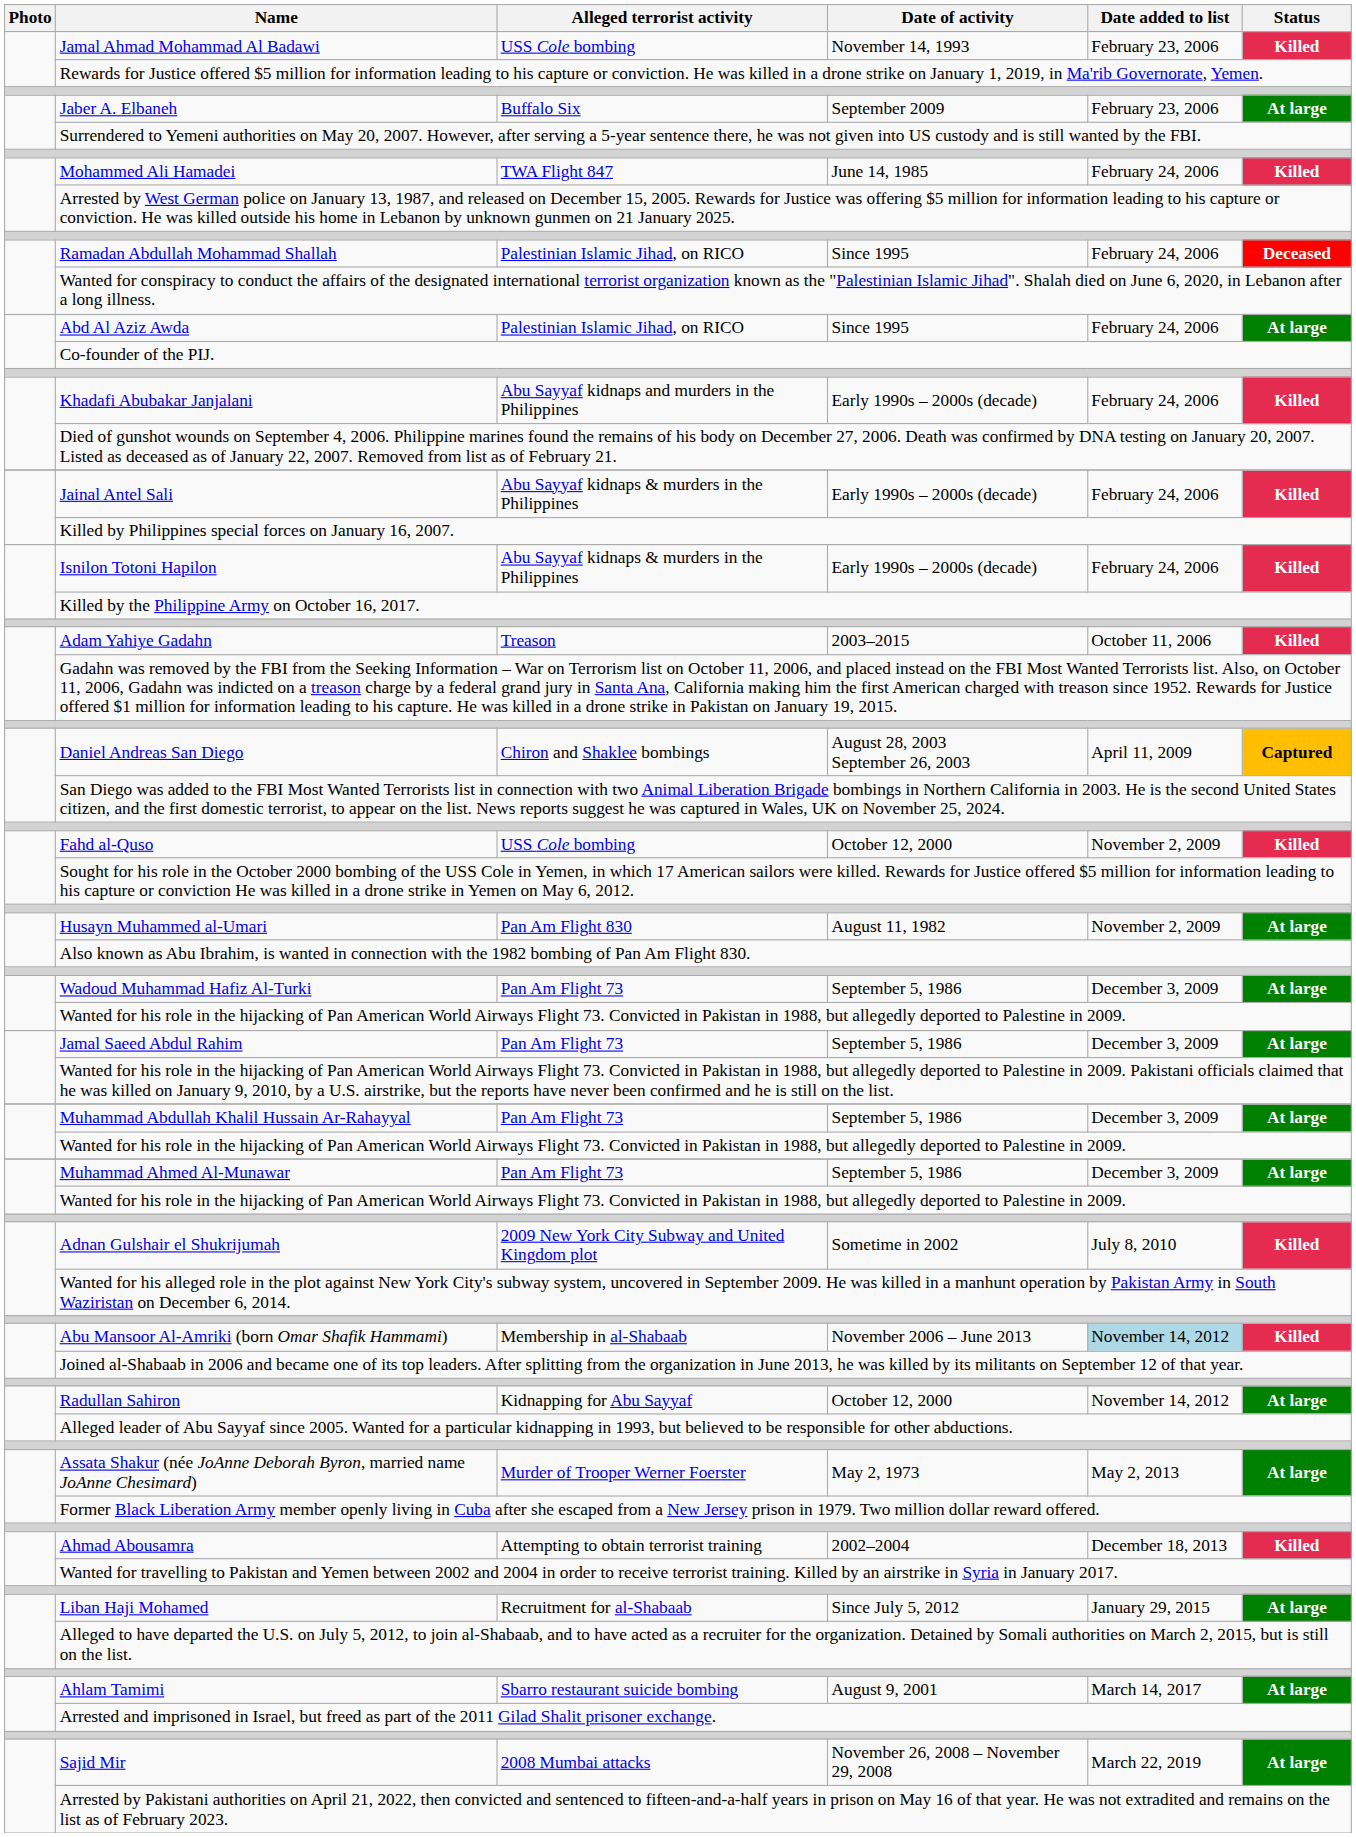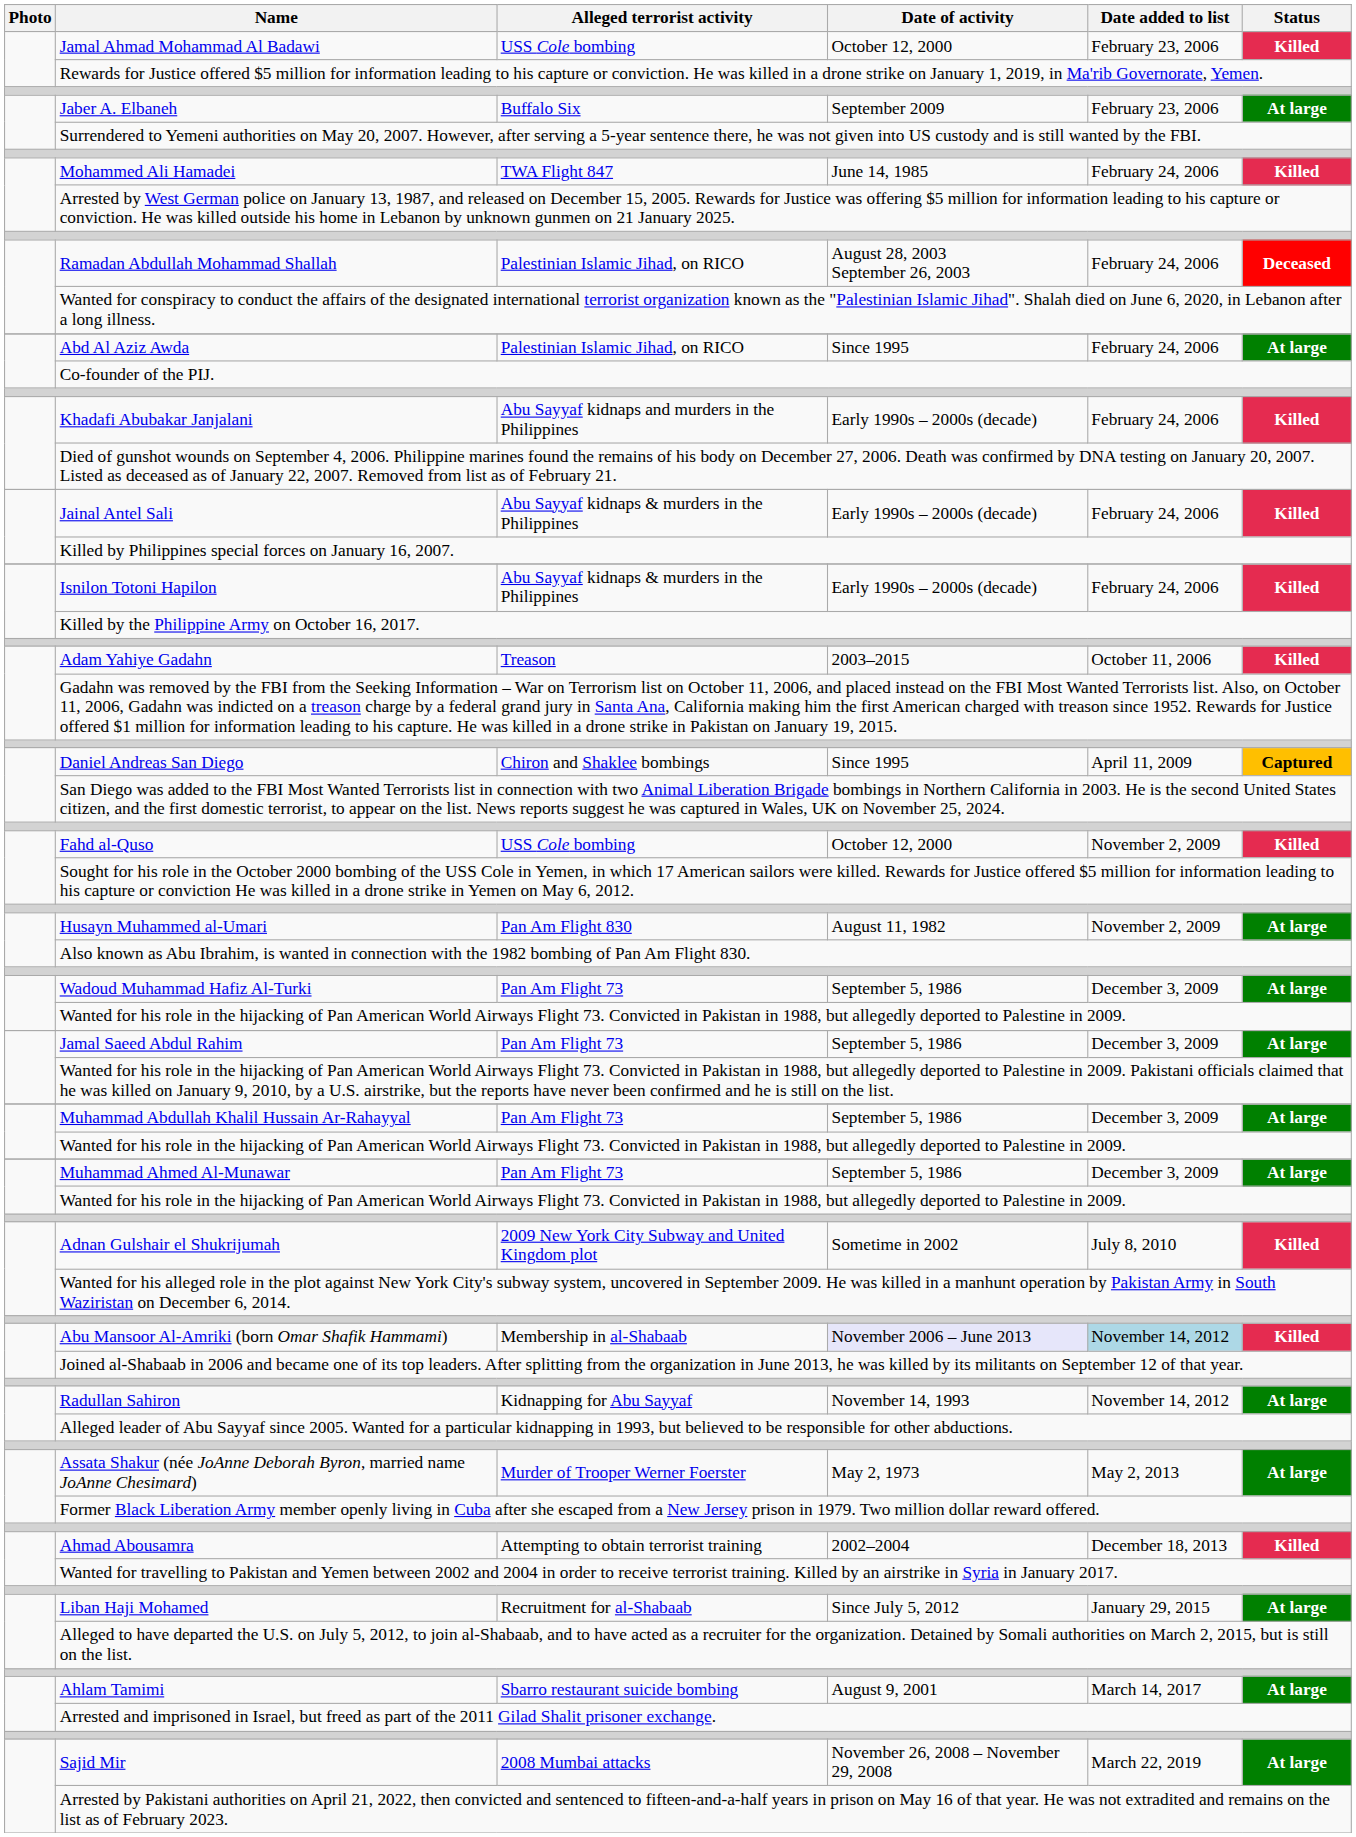(900, 45) November 14, 1993 -> (892, 45) October 12, 2000
(870, 253) Since 1995 -> (901, 263) August 28, 2003 September 26, 2003
(901, 751) August 28, 2003 September 26, 2003 -> (870, 761) Since 1995
(931, 1337) no background -> (931, 1337) lavender background
(892, 1399) October 12, 2000 -> (900, 1399) November 14, 1993
